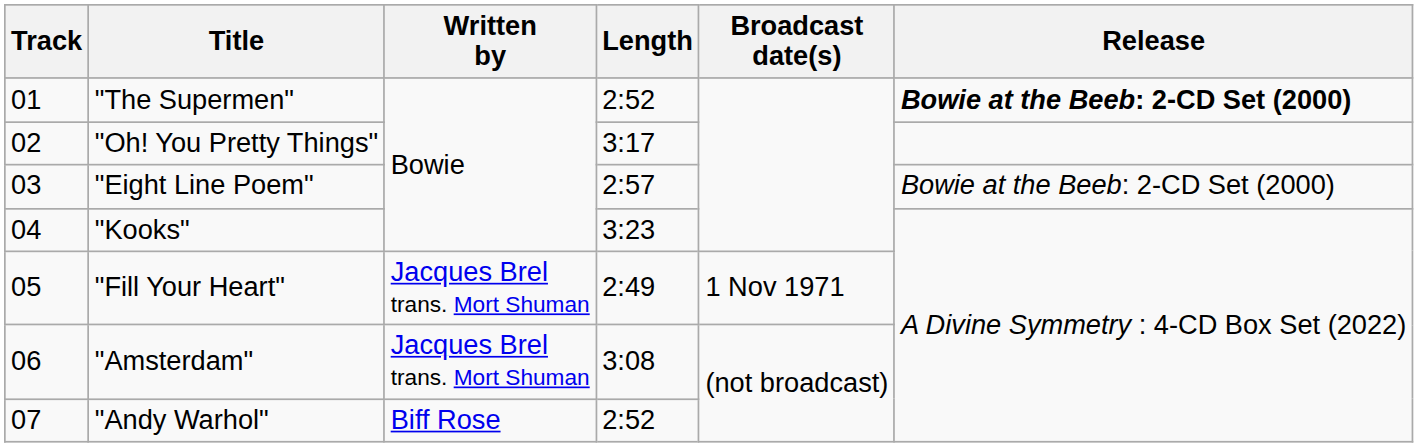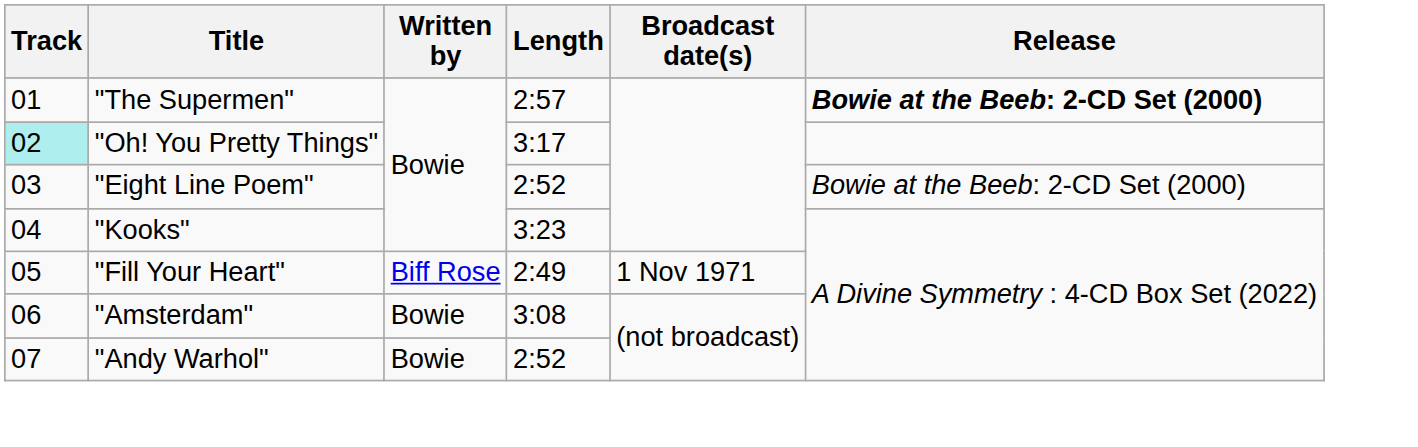(629, 99) 2:52 -> (540, 99) 2:57
(26, 142) no background -> (26, 142) paleturquoise background
(629, 186) 2:57 -> (540, 186) 2:52
(490, 287) Jacques Brel trans. Mort Shuman -> (446, 272) Biff Rose
(490, 361) Jacques Brel trans. Mort Shuman -> (428, 315) Bowie
(446, 419) Biff Rose -> (428, 358) Bowie
